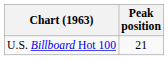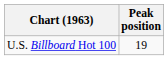(141, 45) 21 -> (141, 45) 19
